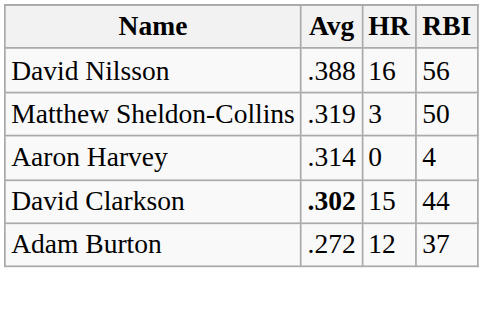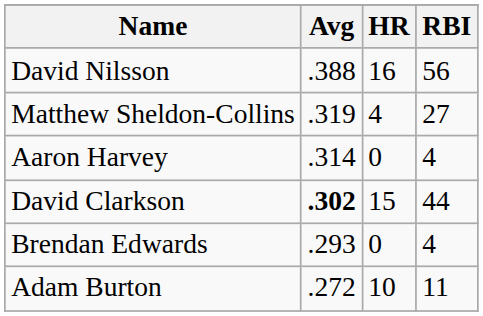(375, 113) 3 -> (375, 113) 4
(436, 113) 50 -> (436, 113) 27
+ row: (109, 244)
(382, 244) 12 -> (382, 288) 10
(436, 244) 37 -> (436, 288) 11
